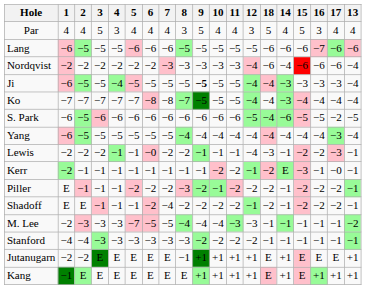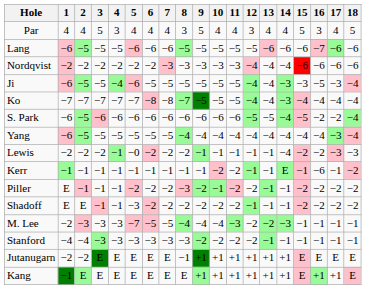columns swapped: (353, 13) <-> (268, 13)
(134, 83) −5 -> (134, 83) −6
(201, 83) bold -> (201, 83) normal
(319, 83) −3 -> (319, 83) −5
(285, 118) −6 -> (285, 118) −4
(319, 118) −5 -> (319, 118) −2
(134, 153) −1 -> (134, 153) −0
(150, 153) −0 -> (150, 153) −2
(252, 153) −4 -> (252, 153) −1
(285, 153) −1 -> (285, 153) −4
(66, 170) −2 -> (66, 170) −1
(302, 170) −3 -> (302, 170) −1
(319, 170) −1 -> (319, 170) −6
(336, 170) −0 -> (336, 170) −1
(134, 205) −1 -> (134, 205) −3
(167, 205) −4 -> (167, 205) −2
(252, 223) −3 -> (252, 223) −2
(285, 223) −1 -> (285, 223) −3
